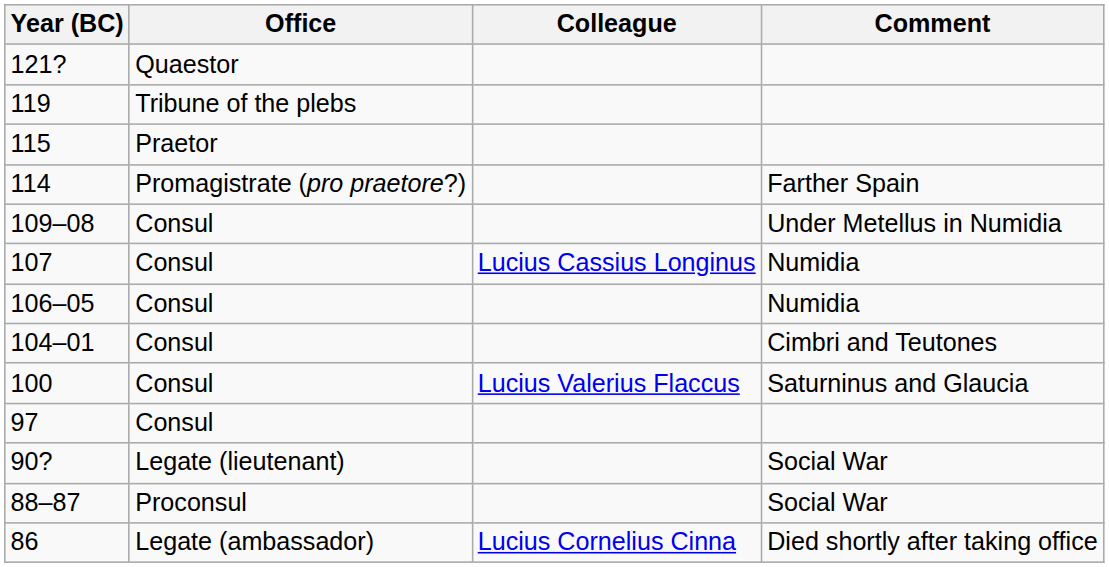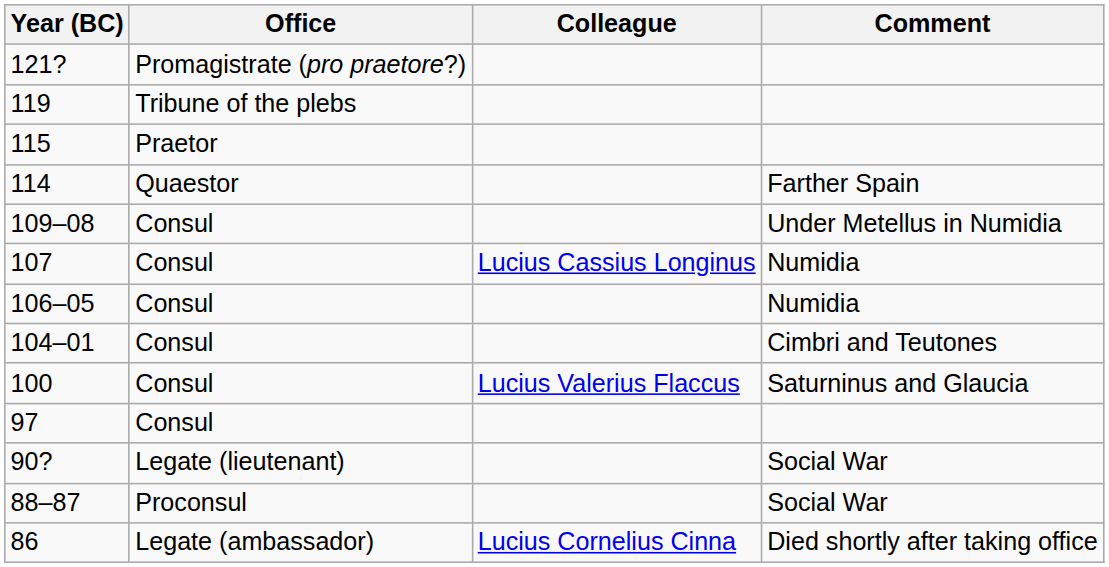(187, 64) Quaestor -> (301, 64) Promagistrate (pro praetore?)
(301, 183) Promagistrate (pro praetore?) -> (187, 183) Quaestor
